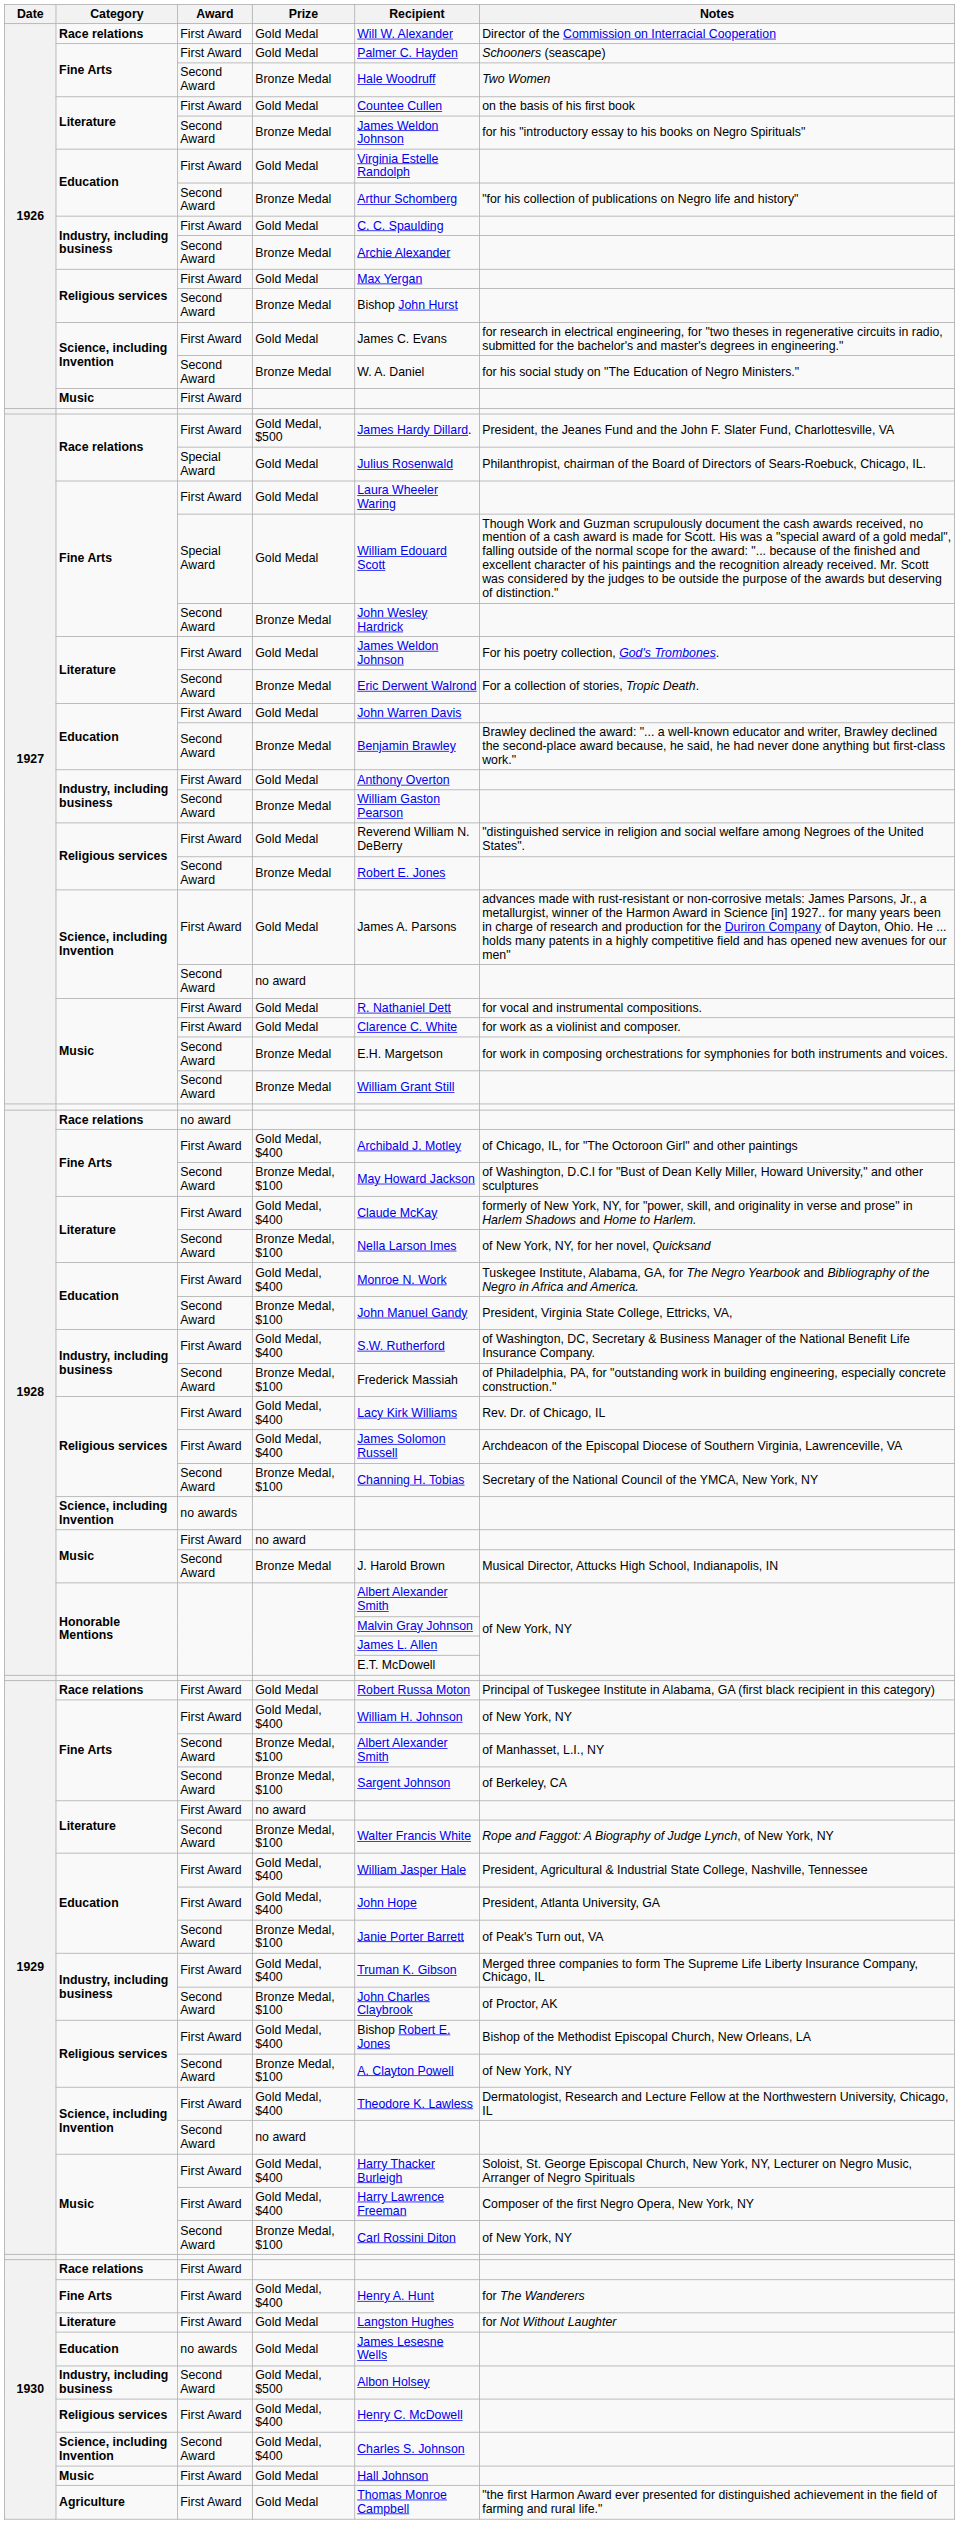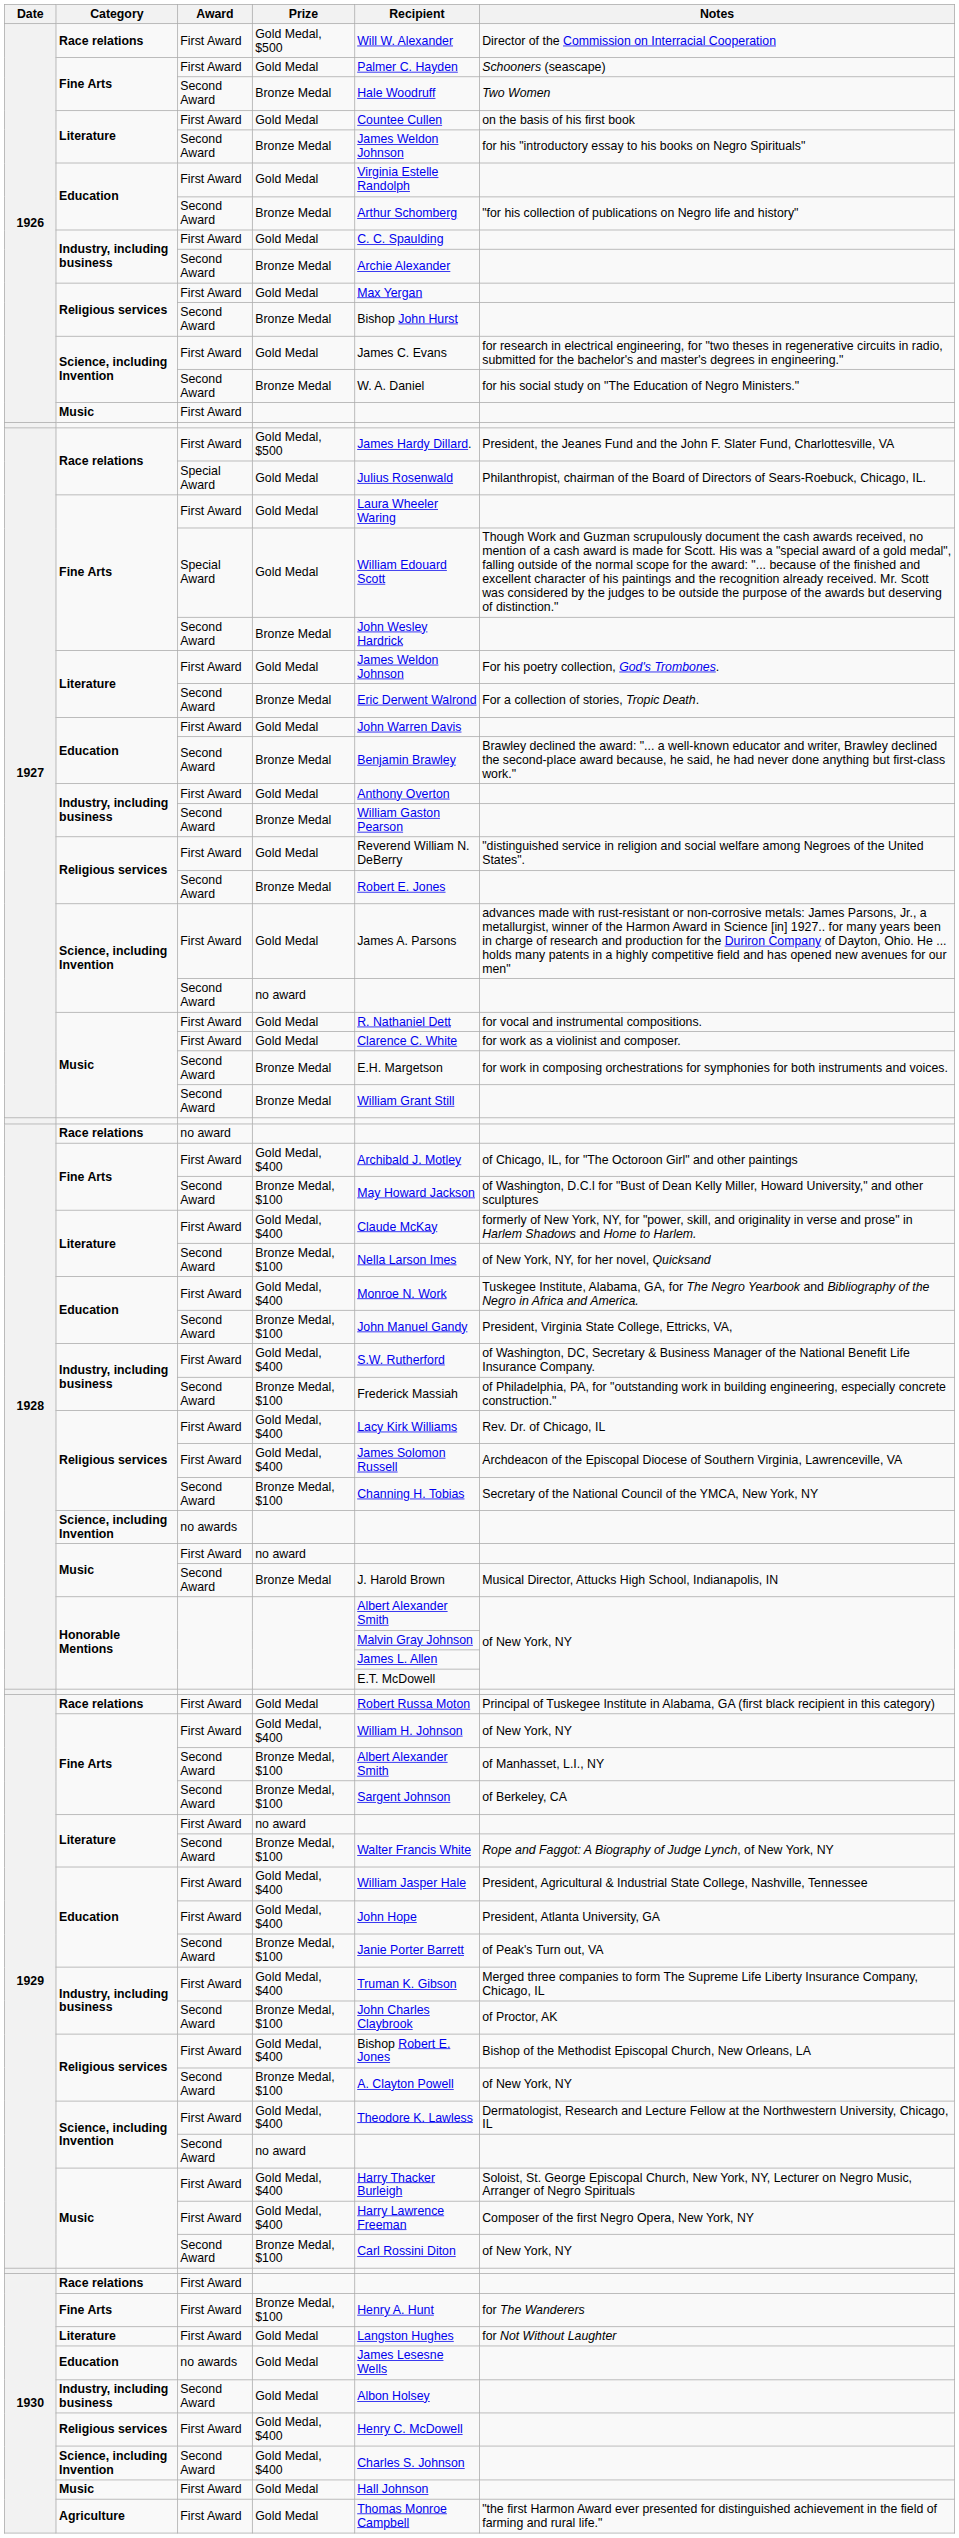(287, 33) Gold Medal -> (288, 40) Gold Medal, $500
(288, 2296) Gold Medal, $400 -> (295, 2310) Bronze Medal, $100
(288, 2382) Gold Medal, $500 -> (287, 2396) Gold Medal
